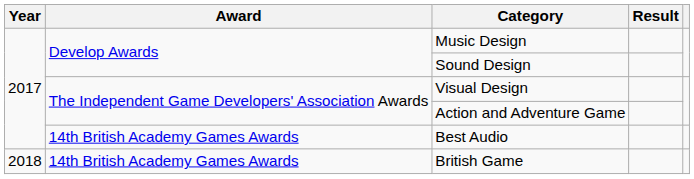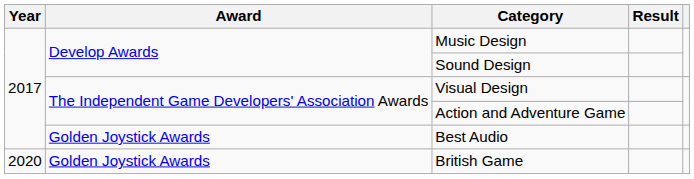(174, 137) 14th British Academy Games Awards -> (129, 137) Golden Joystick Awards
(25, 161) 2018 -> (25, 161) 2020
(174, 161) 14th British Academy Games Awards -> (129, 161) Golden Joystick Awards
